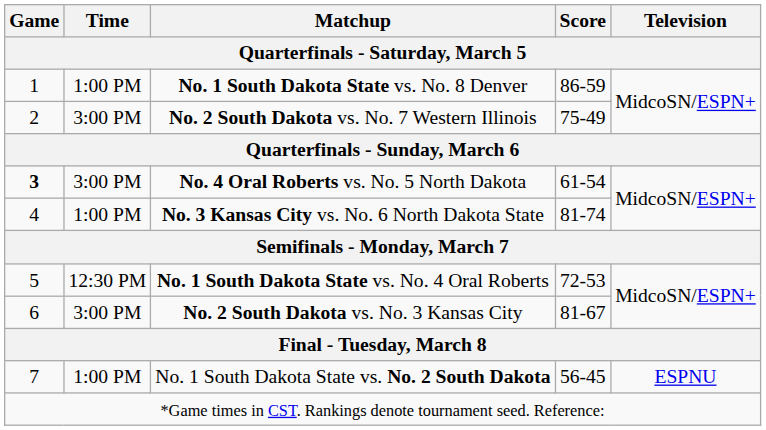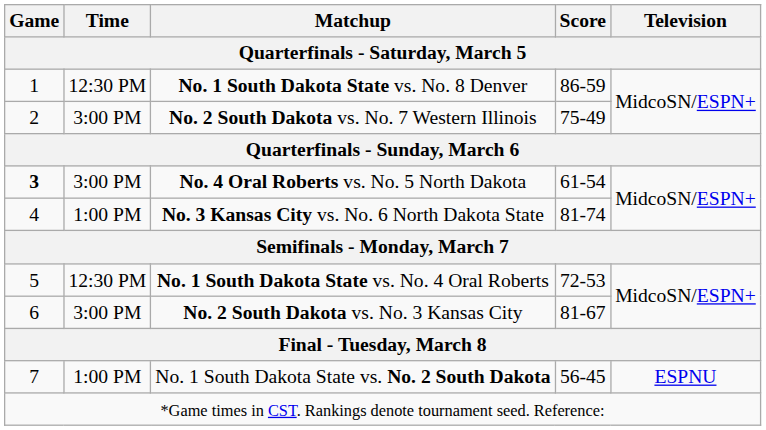(107, 85) 1:00 PM -> (107, 85) 12:30 PM
